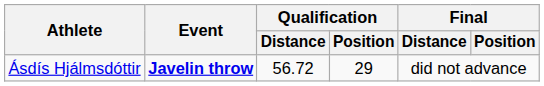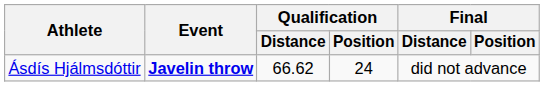(293, 68) 56.72 -> (293, 68) 66.62
(364, 68) 29 -> (364, 68) 24
